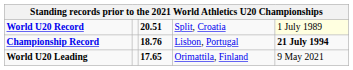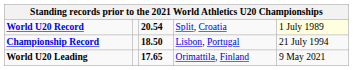(151, 27) 20.51 -> (152, 27) 20.54
(151, 42) 18.76 -> (152, 42) 18.50
(303, 42) bold -> (304, 42) normal
